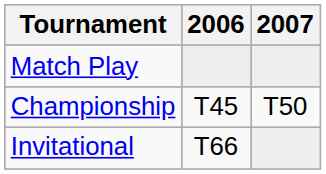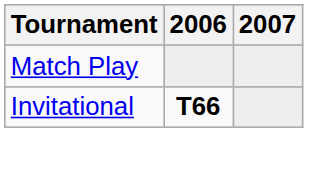- row: (93, 106)
(216, 147) normal -> (198, 106) bold
